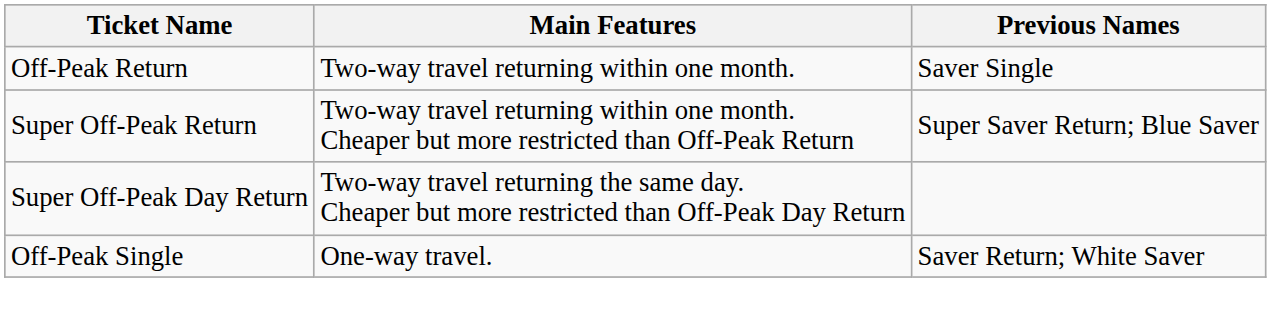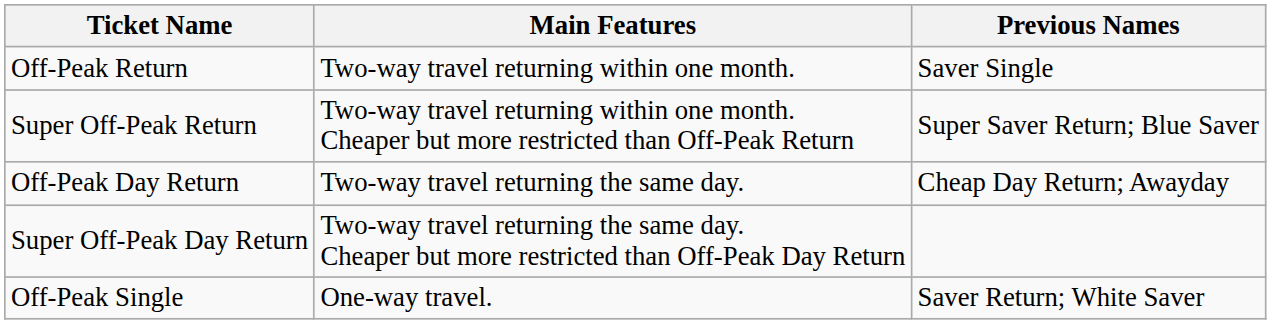+ row: (125, 182)
